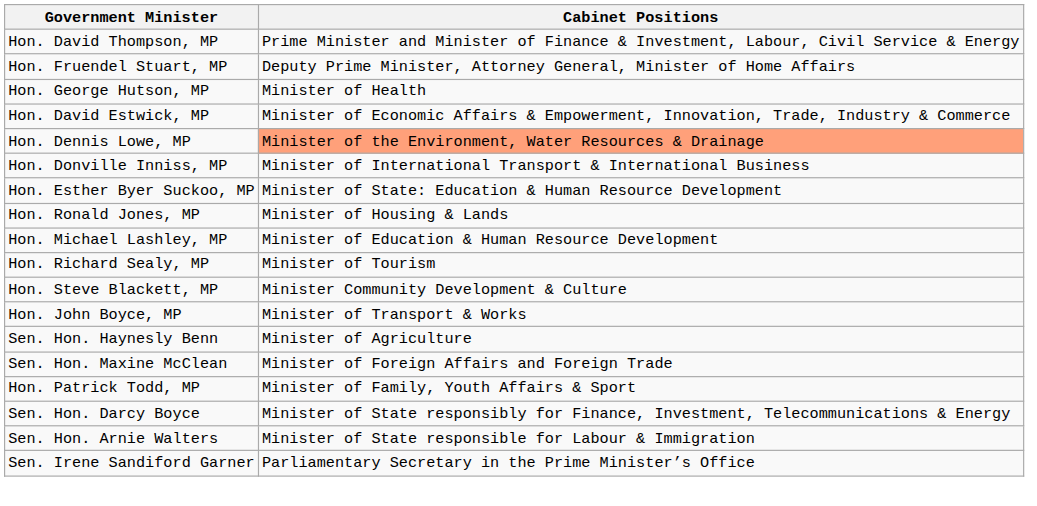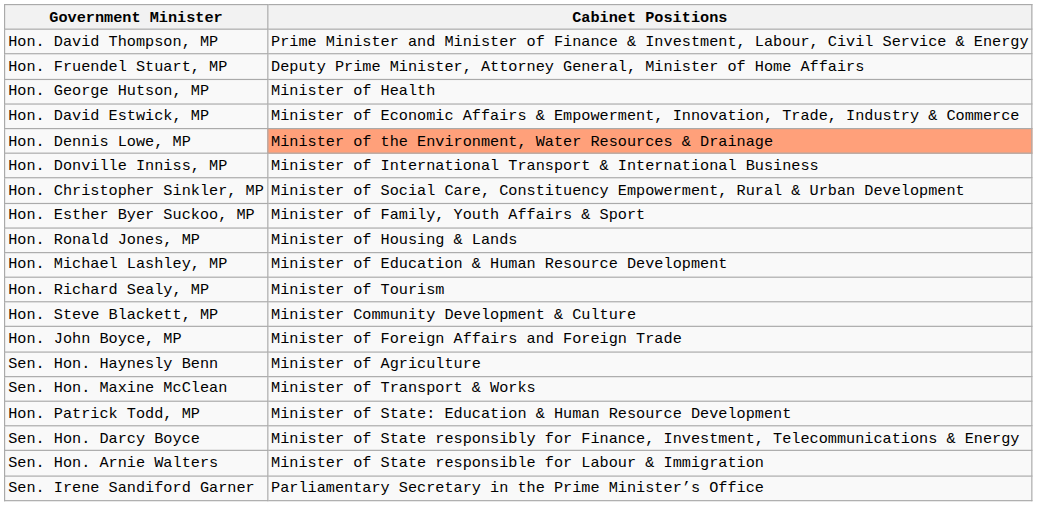+ row: (136, 191)
(522, 191) Minister of State: Education & Human Resource Development -> (458, 215) Minister of Family, Youth Affairs & Sport
(394, 314) Minister of Transport & Works -> (476, 339) Minister of Foreign Affairs and Foreign Trade
(467, 364) Minister of Foreign Affairs and Foreign Trade -> (403, 389) Minister of Transport & Works
(449, 389) Minister of Family, Youth Affairs & Sport -> (531, 414) Minister of State: Education & Human Resource Development
